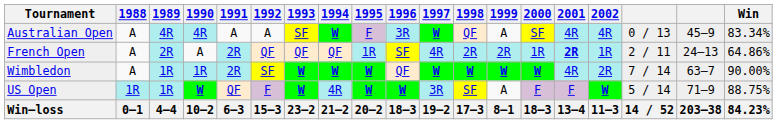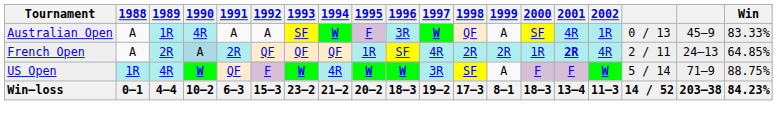(166, 33) 4R -> (166, 33) 1R
(605, 33) 4R -> (605, 33) 1R
(749, 33) 83.34% -> (749, 33) 83.33%
(200, 52) no background -> (200, 52) lightblue background
(605, 52) 1R -> (605, 52) 4R
(749, 52) 64.86% -> (749, 52) 64.85%
- row: (39, 71)
(166, 90) 1R -> (166, 71) 4R
